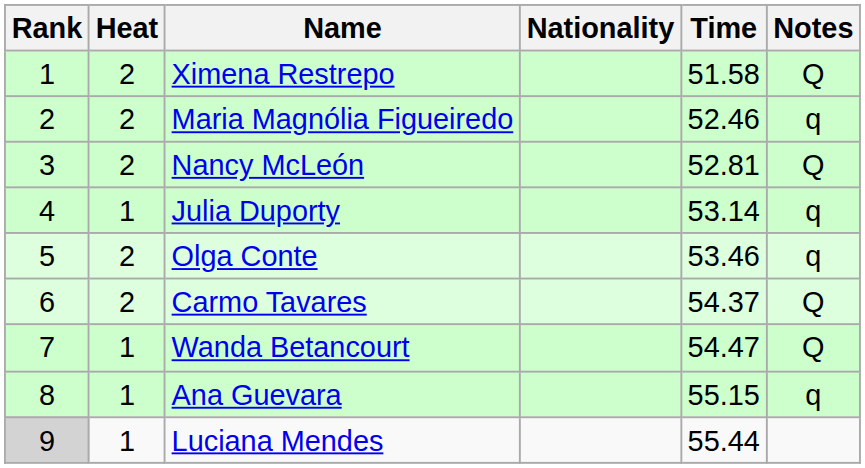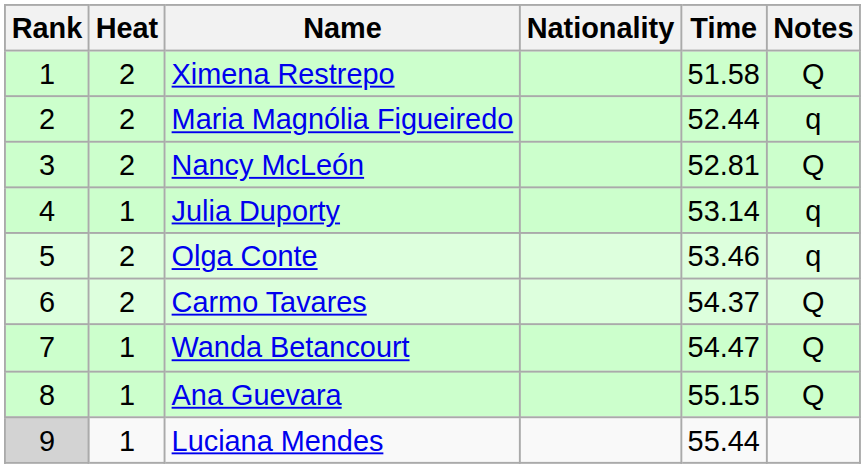(724, 119) 52.46 -> (724, 119) 52.44
(813, 394) q -> (813, 394) Q
